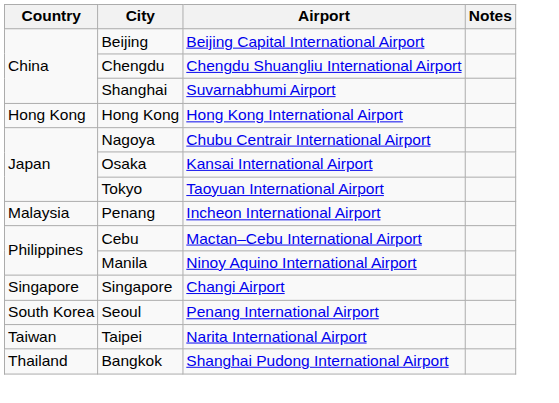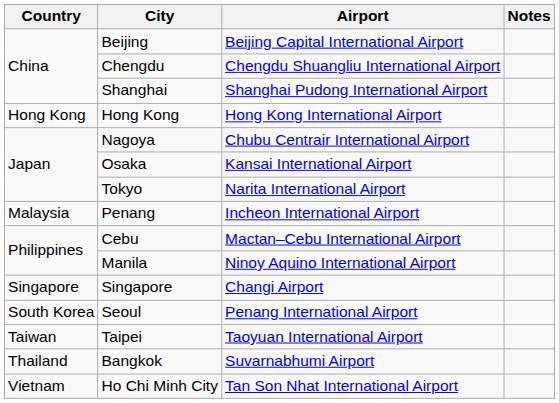(261, 90) Suvarnabhumi Airport -> (356, 90) Shanghai Pudong International Airport
(285, 189) Taoyuan International Airport -> (315, 189) Narita International Airport
(276, 336) Narita International Airport -> (324, 336) Taoyuan International Airport
(317, 361) Shanghai Pudong International Airport -> (300, 361) Suvarnabhumi Airport
+ row: (160, 386)
